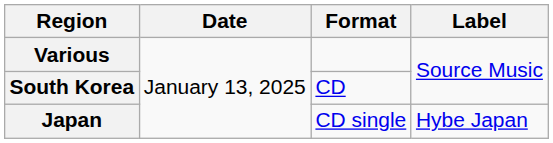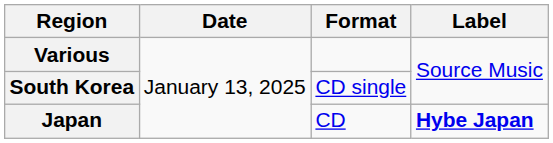(331, 87) CD -> (361, 87) CD single
(361, 120) CD single -> (331, 120) CD
(472, 120) normal -> (475, 120) bold
